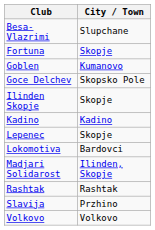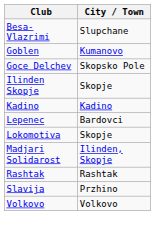- row: (25, 51)
(96, 135) Skopje -> (101, 120) Bardovci
(101, 149) Bardovci -> (96, 135) Skopje
